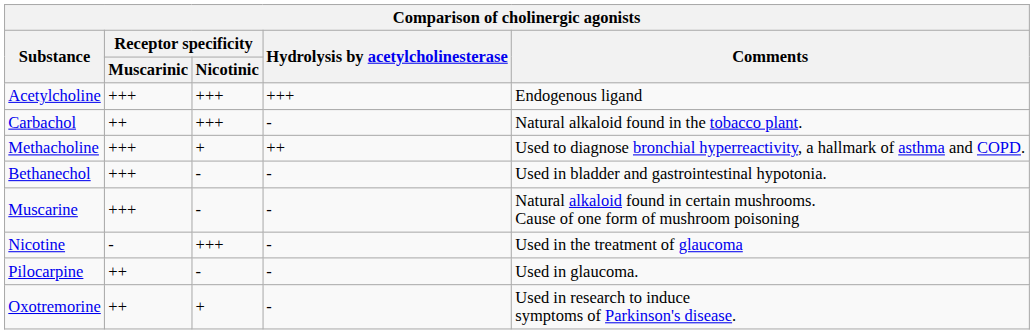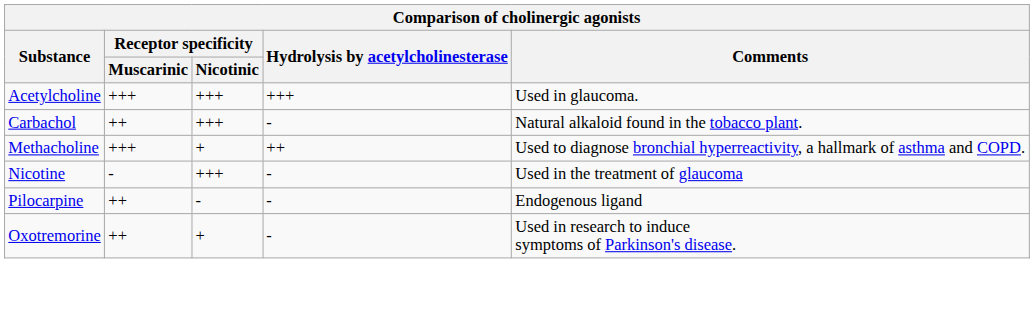(579, 95) Endogenous ligand -> (577, 95) Used in glaucoma.
- row: (49, 174)
- row: (43, 209)
(577, 271) Used in glaucoma. -> (579, 200) Endogenous ligand
